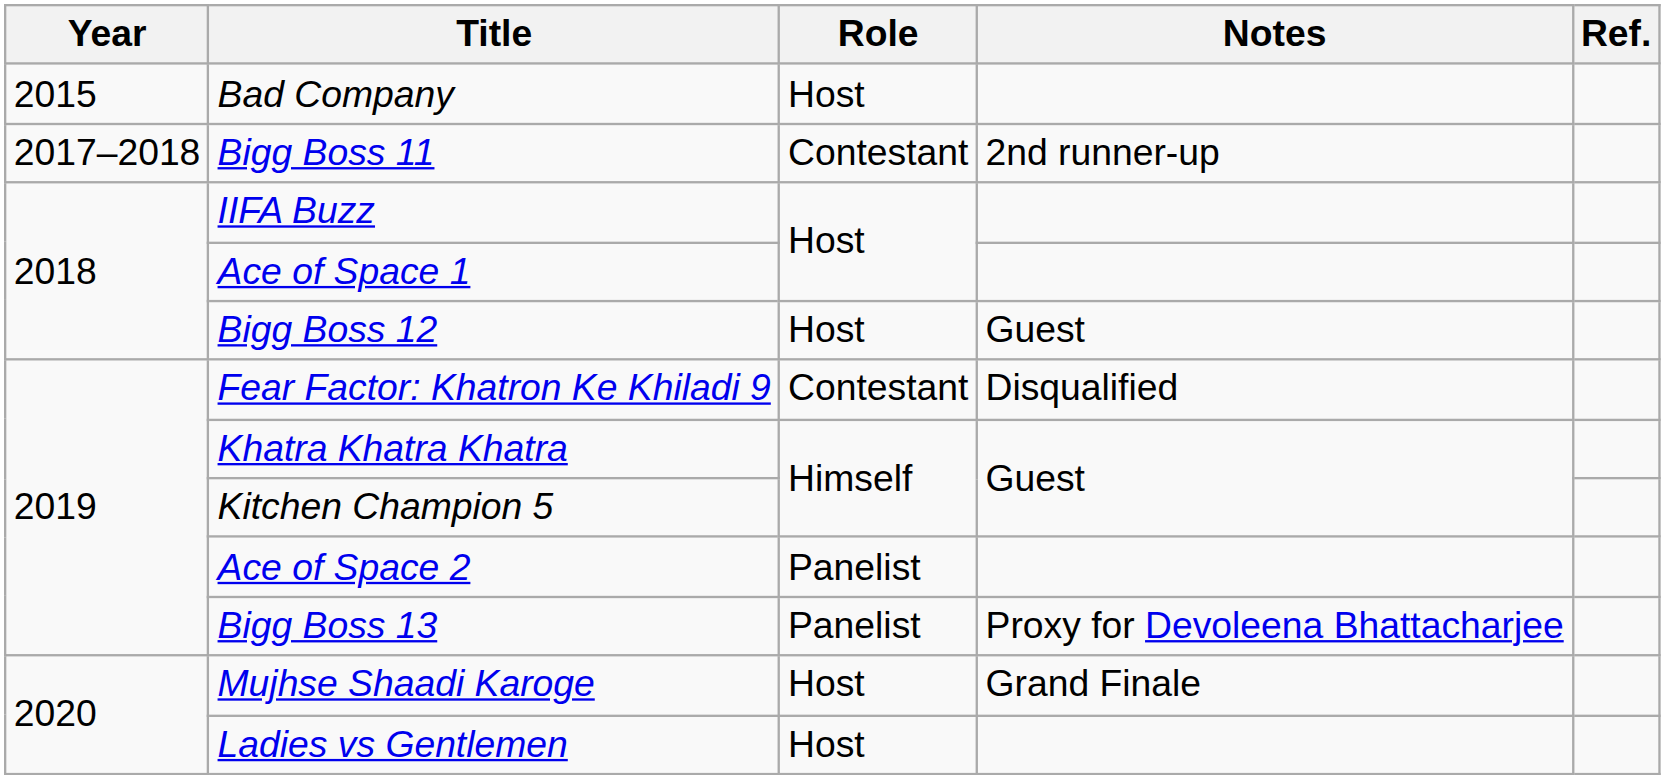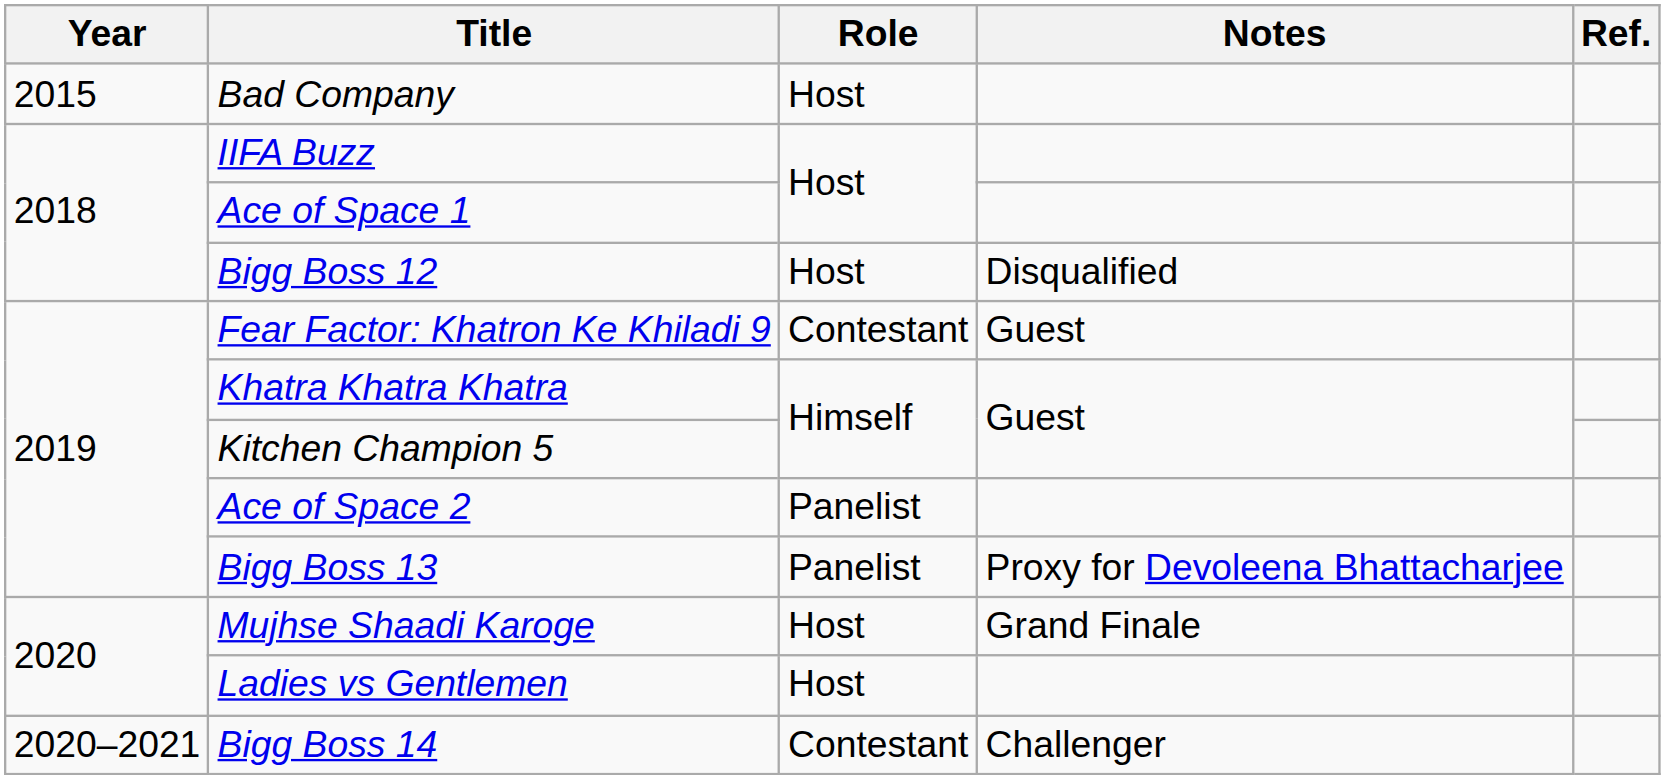- row: (326, 152)
(1035, 329) Guest -> (1082, 270) Disqualified
(1082, 388) Disqualified -> (1035, 329) Guest
+ row: (327, 743)
